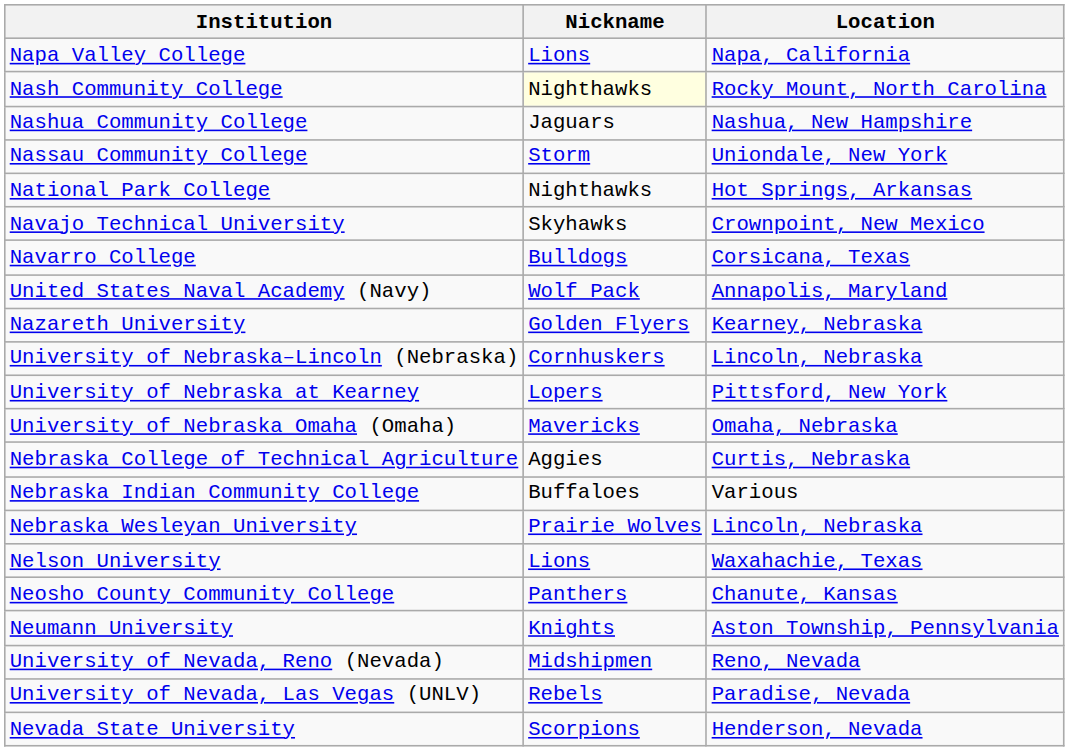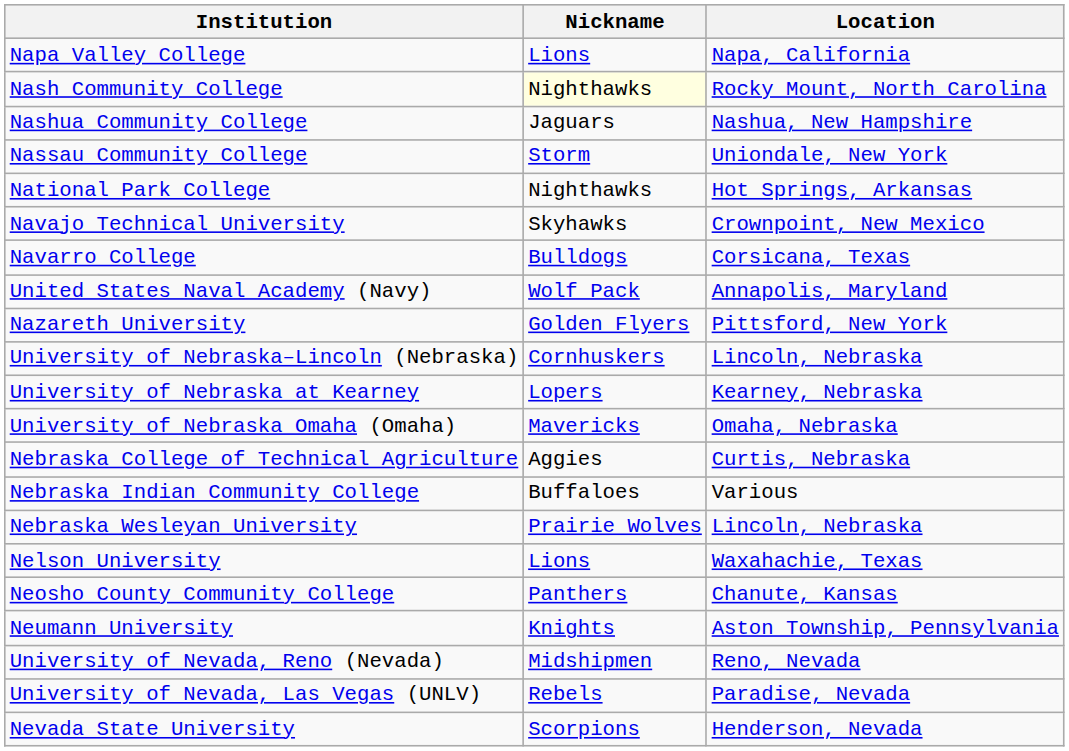(817, 325) Kearney, Nebraska -> (829, 325) Pittsford, New York
(829, 392) Pittsford, New York -> (817, 392) Kearney, Nebraska
